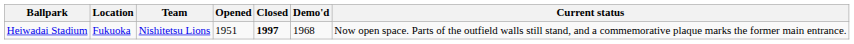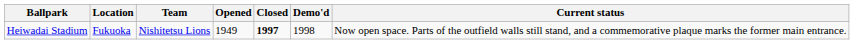(226, 30) 1951 -> (226, 30) 1949
(304, 30) 1968 -> (304, 30) 1998
